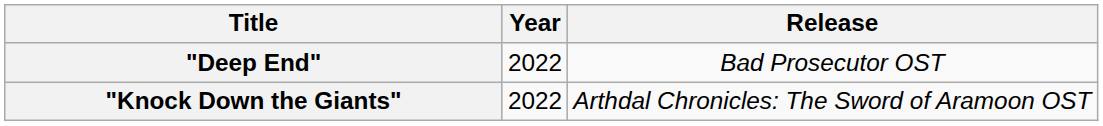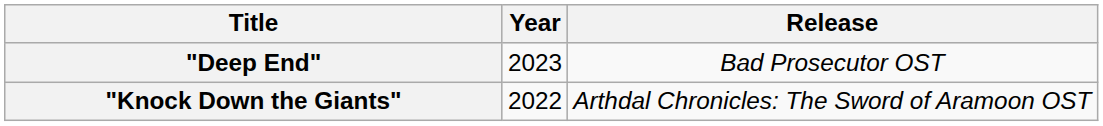(535, 62) 2022 -> (535, 62) 2023
